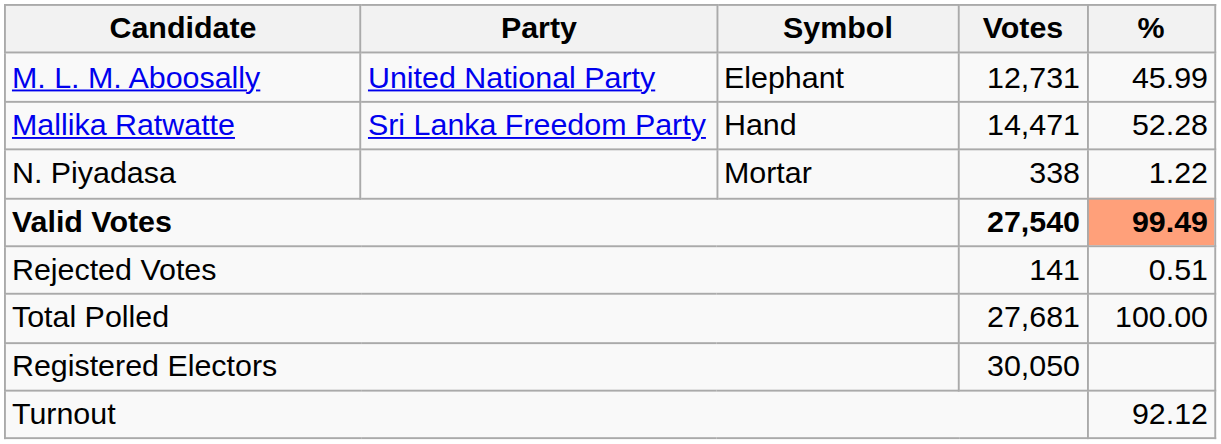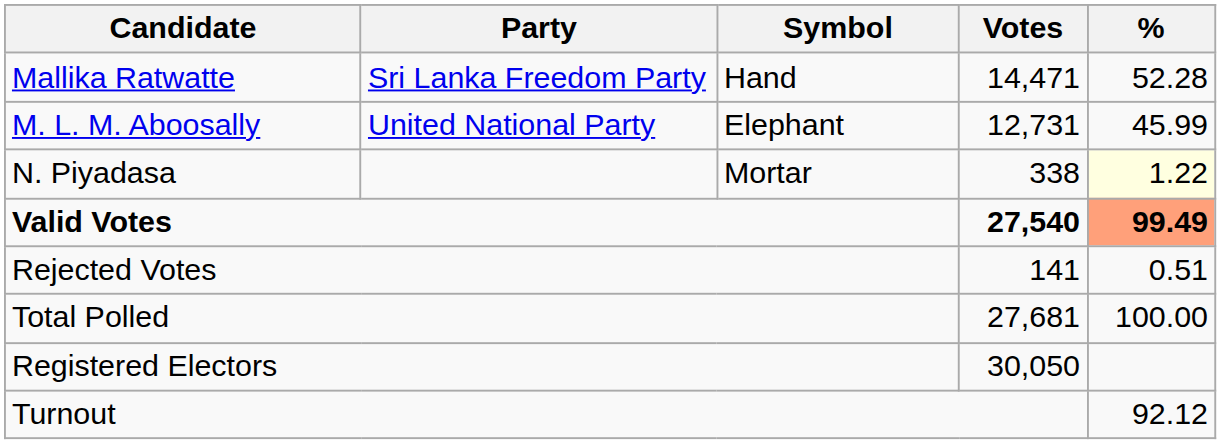rows swapped: (123, 125) <-> (136, 76)
(1178, 173) no background -> (1178, 173) lightyellow background
